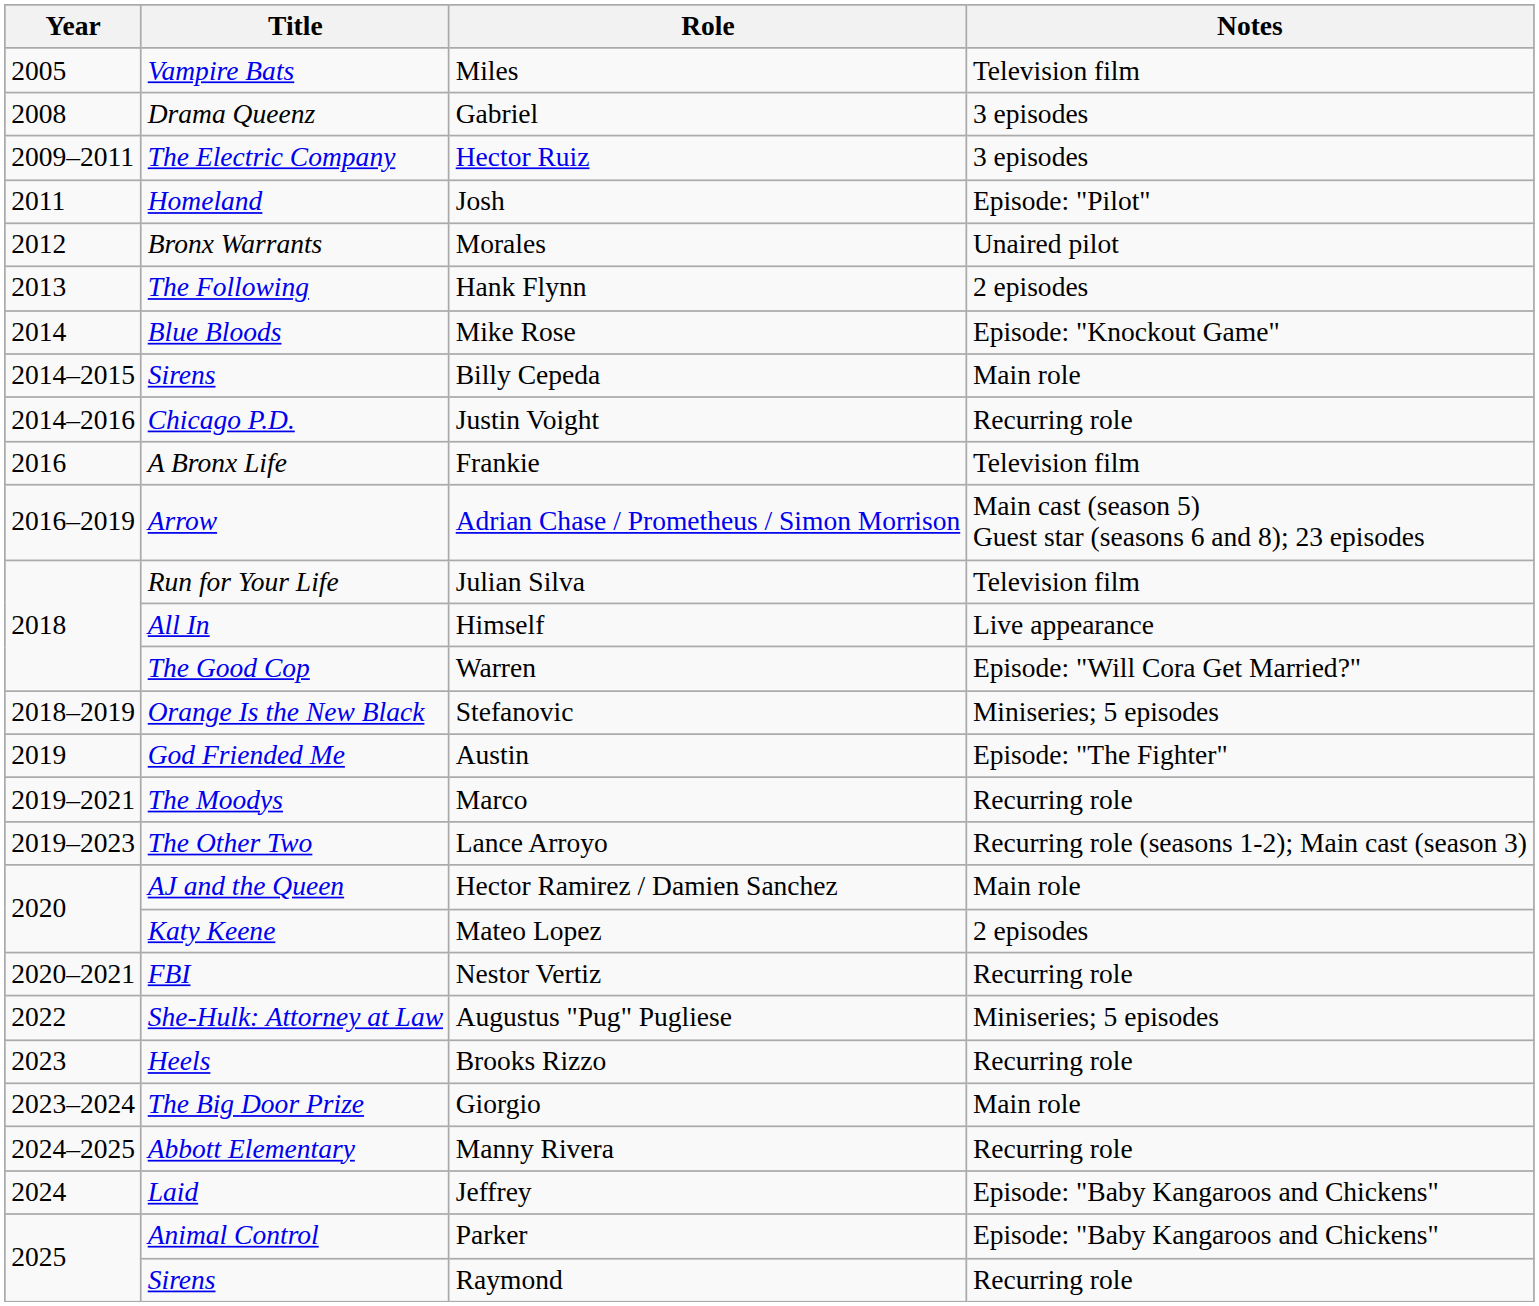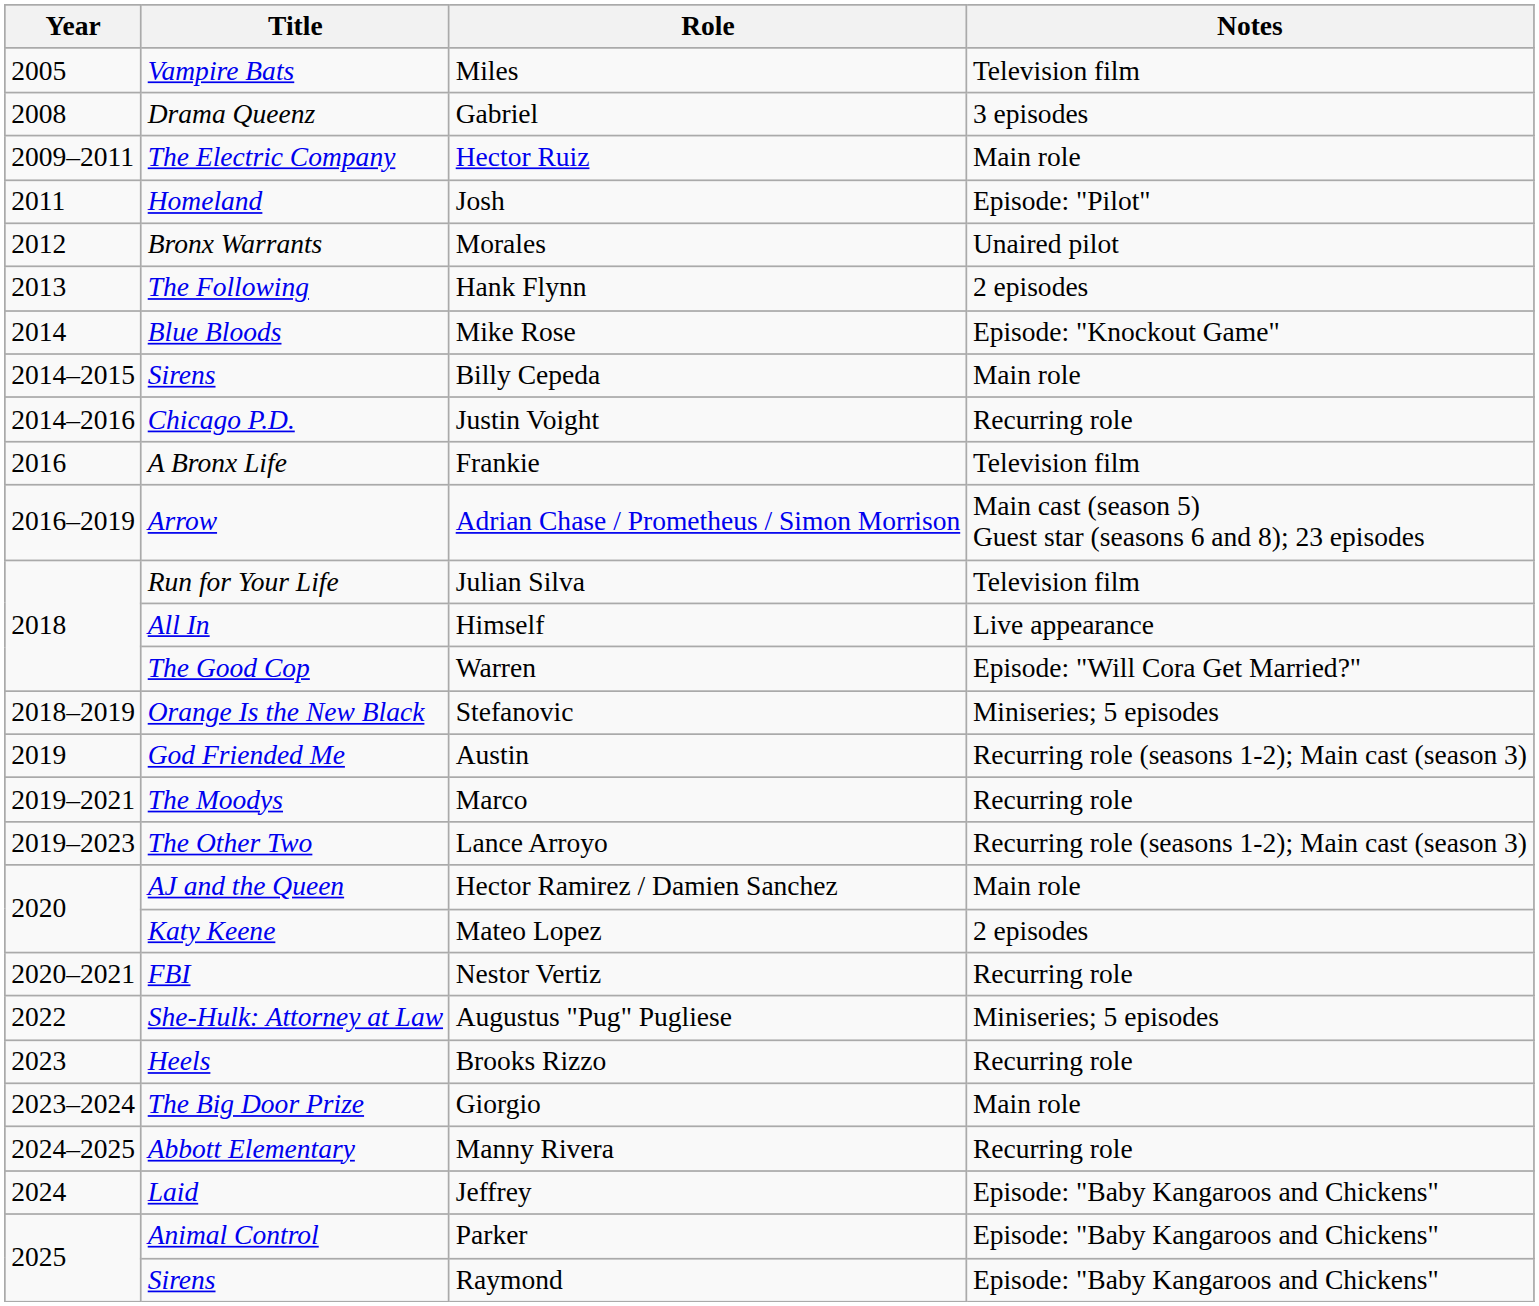(1031, 157) 3 episodes -> (1027, 157) Main role
(1100, 755) Episode: "The Fighter" -> (1250, 755) Recurring role (seasons 1-2); Main cast (season 3)
(1053, 1279) Recurring role -> (1206, 1279) Episode: "Baby Kangaroos and Chickens"
